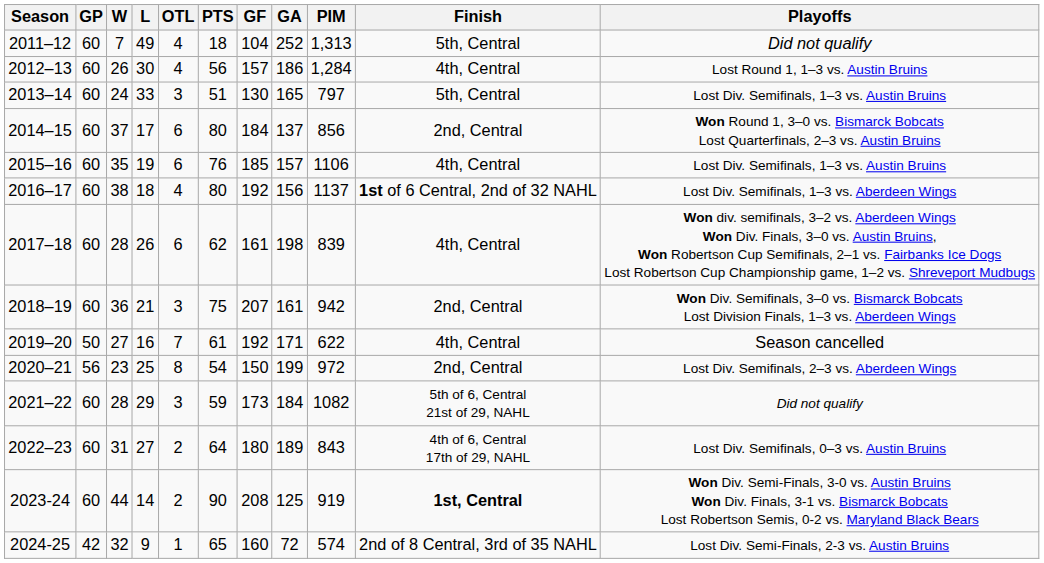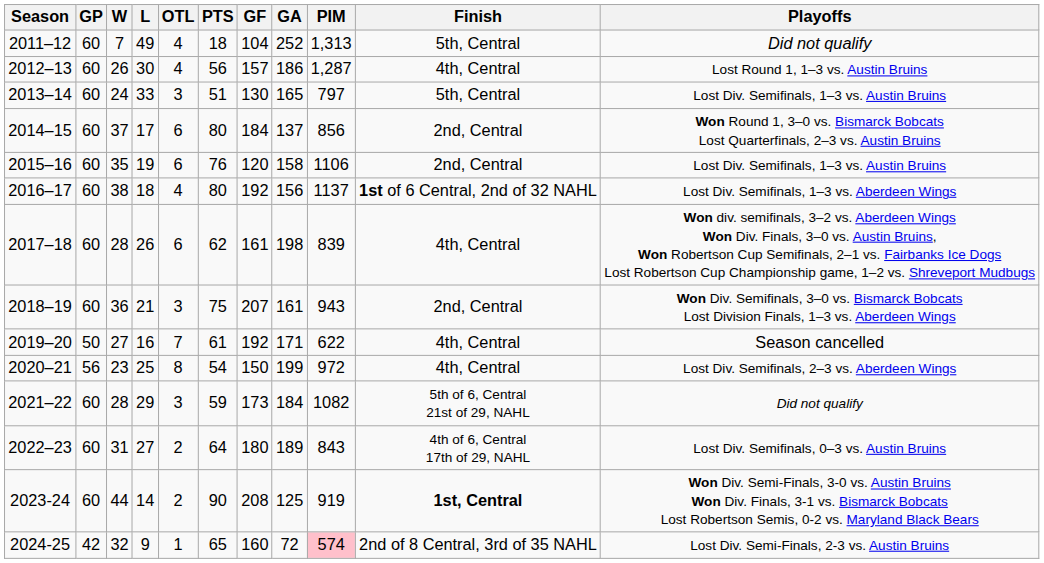(331, 69) 1,284 -> (331, 69) 1,287
(255, 165) 185 -> (255, 165) 120
(290, 165) 157 -> (290, 165) 158
(478, 165) 4th, Central -> (478, 165) 2nd, Central
(331, 307) 942 -> (331, 307) 943
(478, 368) 2nd, Central -> (478, 368) 4th, Central
(331, 545) no background -> (331, 545) pink background
